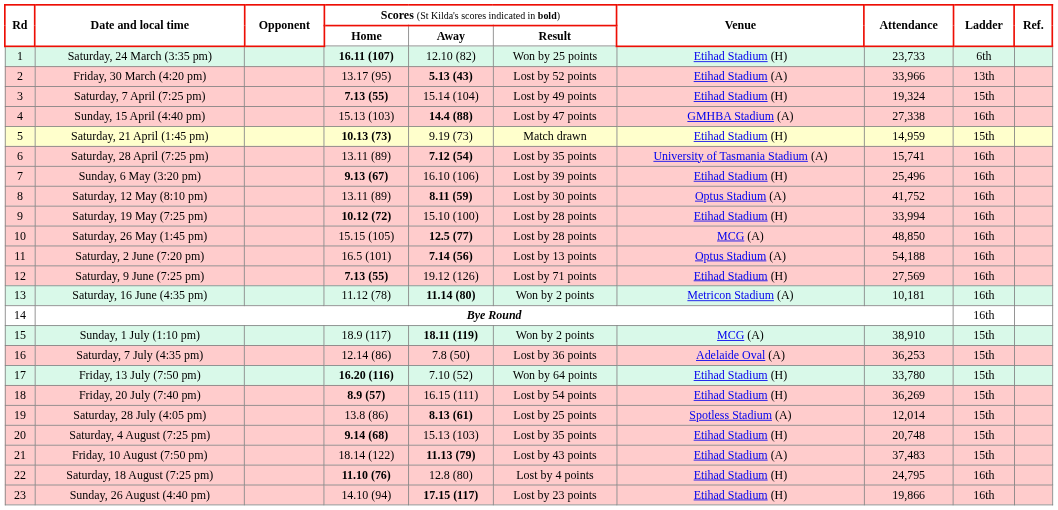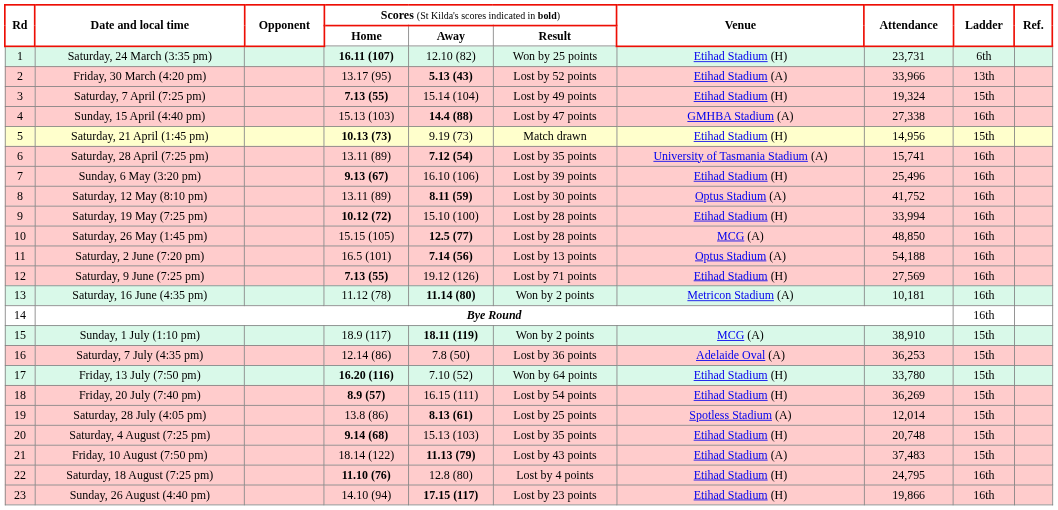(909, 56) 23,733 -> (909, 56) 23,731
(909, 136) 14,959 -> (909, 136) 14,956
